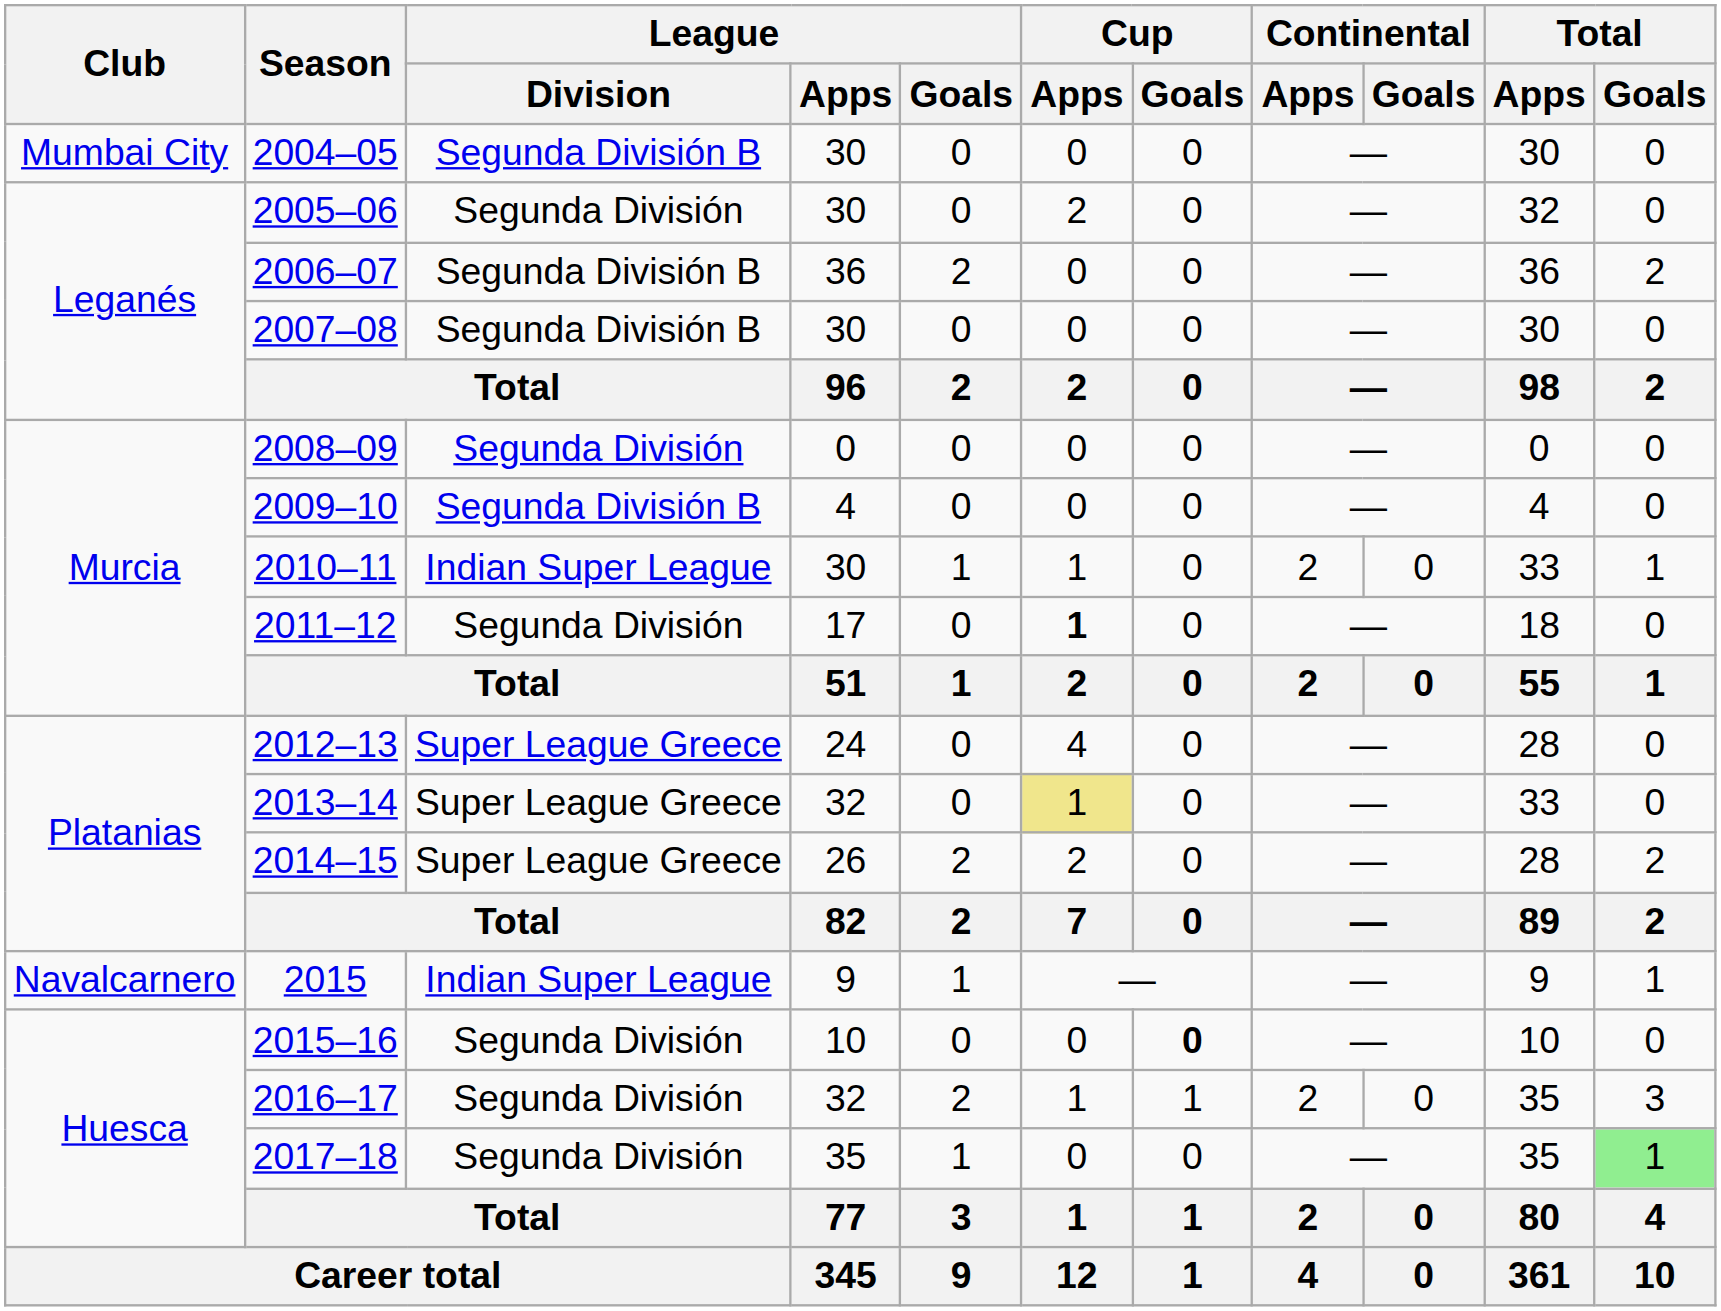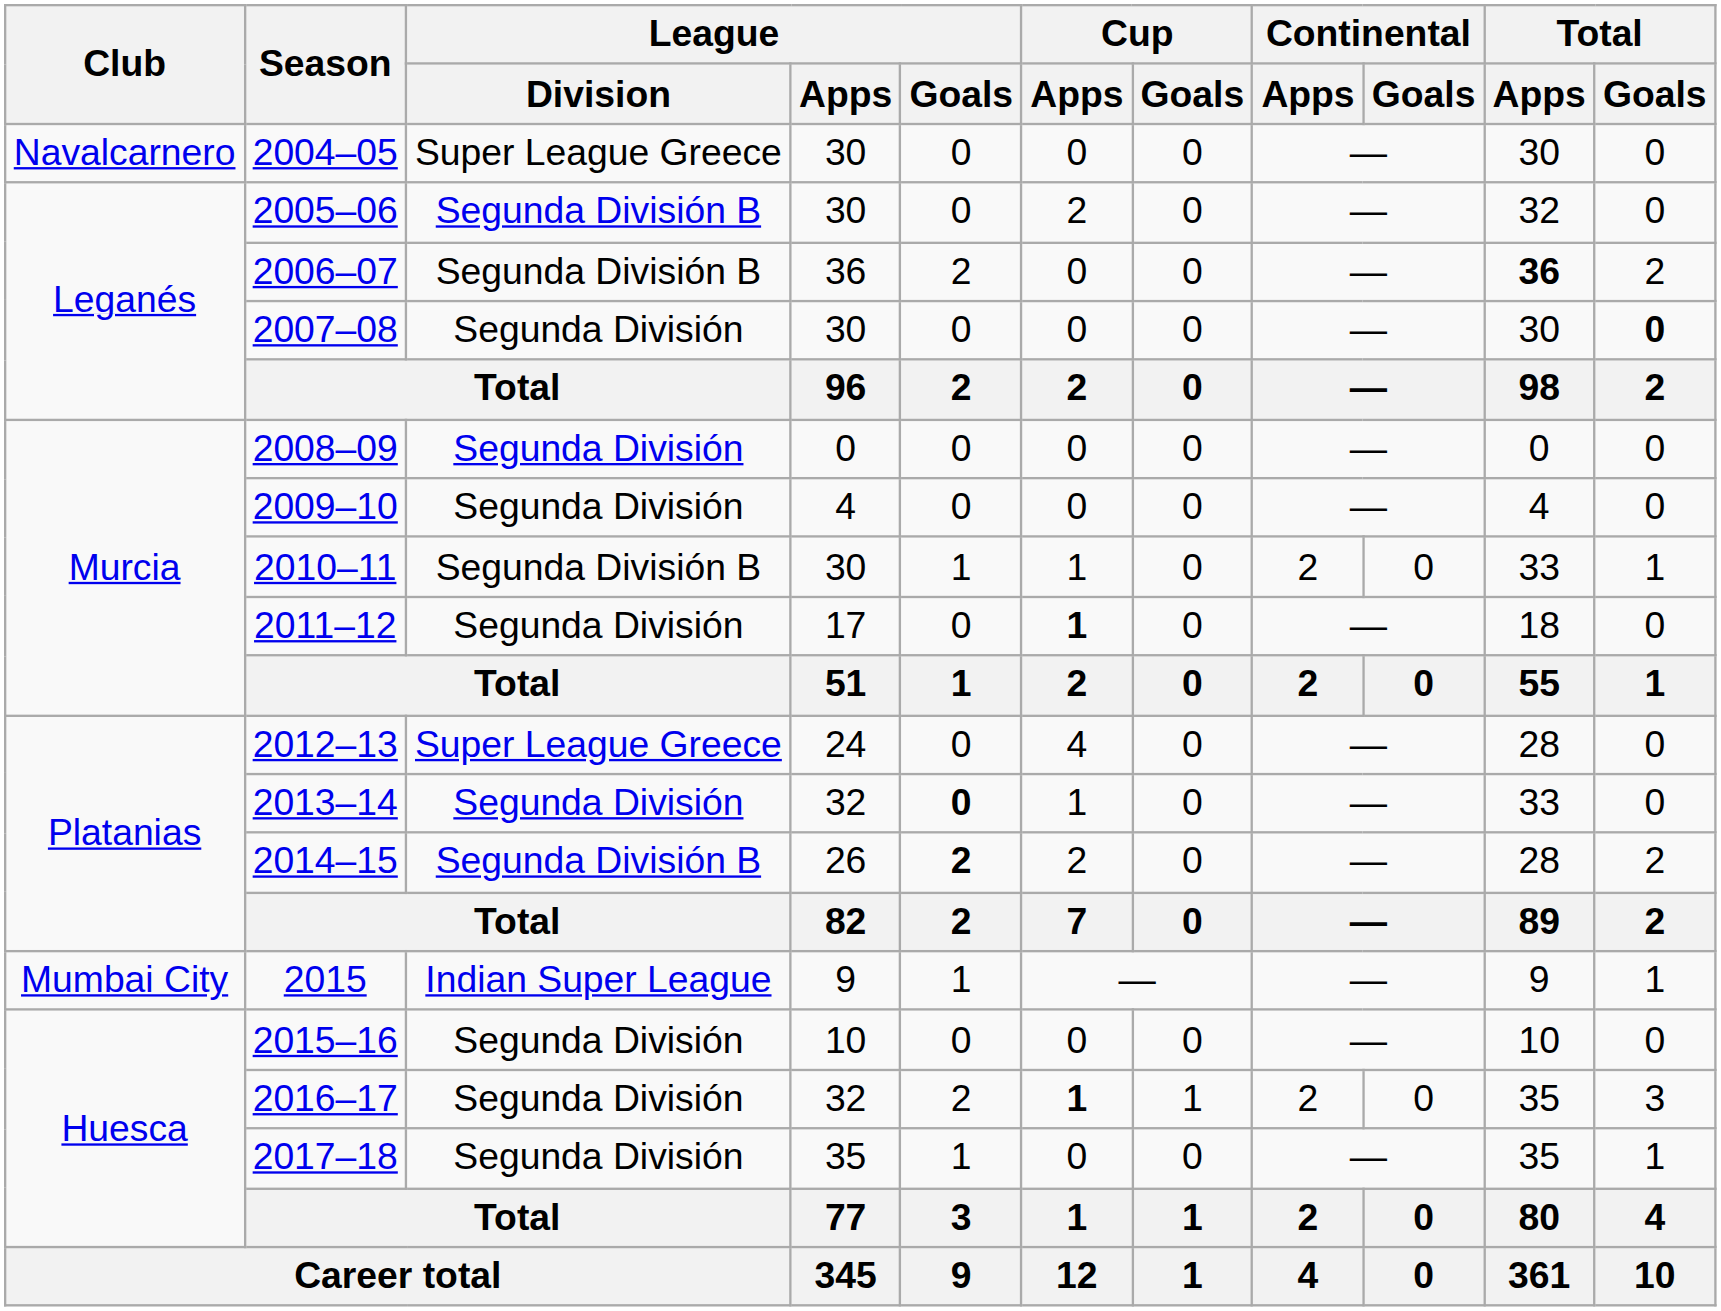(125, 152) Mumbai City -> (125, 152) Navalcarnero
(598, 152) Segunda División B -> (598, 152) Super League Greece
(598, 211) Segunda División -> (598, 211) Segunda División B
(1539, 270) normal -> (1539, 270) bold
(598, 329) Segunda División B -> (598, 329) Segunda División
(1655, 329) normal -> (1655, 329) bold
(598, 507) Segunda División B -> (598, 507) Segunda División
(598, 566) Indian Super League -> (598, 566) Segunda División B
(598, 802) Super League Greece -> (598, 802) Segunda División
(961, 802) normal -> (961, 802) bold
(1077, 802) khaki background -> (1077, 802) no background
(598, 861) Super League Greece -> (598, 861) Segunda División B
(961, 861) normal -> (961, 861) bold
(125, 980) Navalcarnero -> (125, 980) Mumbai City
(1192, 1039) bold -> (1192, 1039) normal
(1077, 1098) normal -> (1077, 1098) bold
(1655, 1157) lightgreen background -> (1655, 1157) no background
